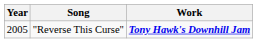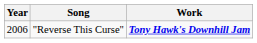(17, 29) 2005 -> (17, 29) 2006
